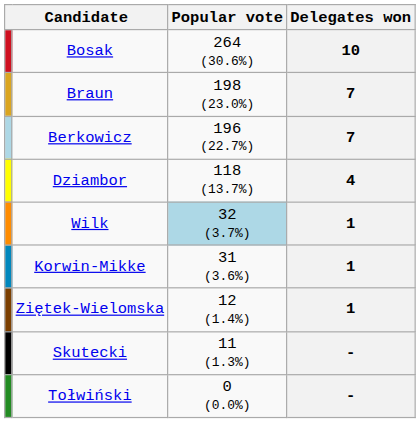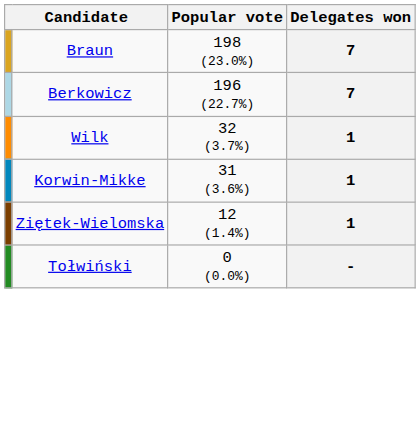- row: (90, 51)
- row: (90, 181)
(227, 223) lightblue background -> (227, 137) no background
- row: (90, 353)
